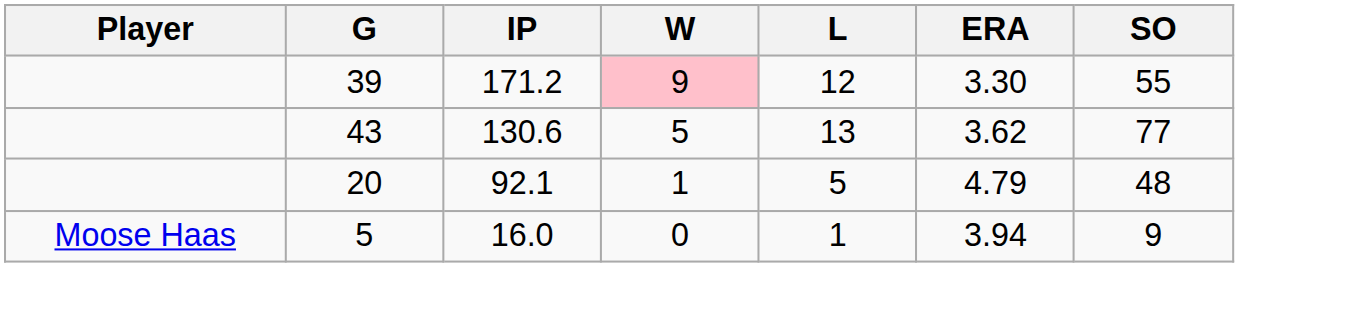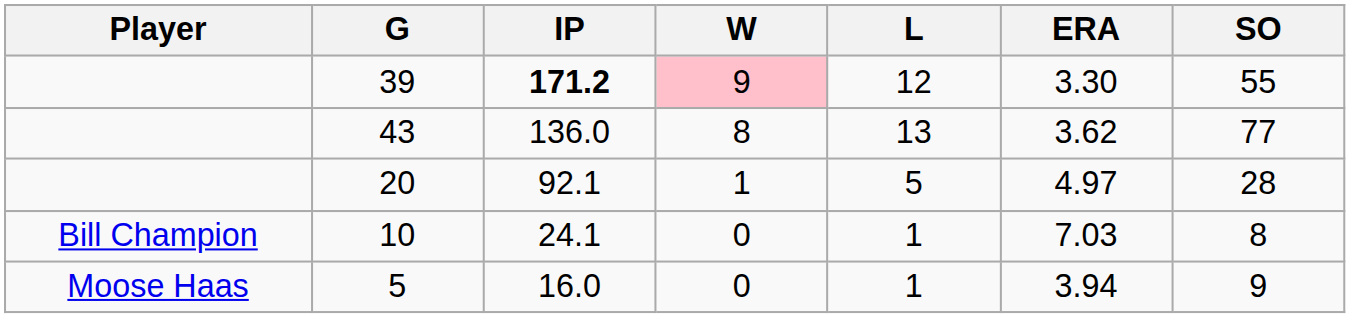(522, 81) normal -> (569, 81) bold
(522, 132) 130.6 -> (569, 132) 136.0
(680, 132) 5 -> (742, 132) 8
(995, 183) 4.79 -> (1086, 183) 4.97
(1153, 183) 48 -> (1258, 183) 28
+ row: (397, 235)
